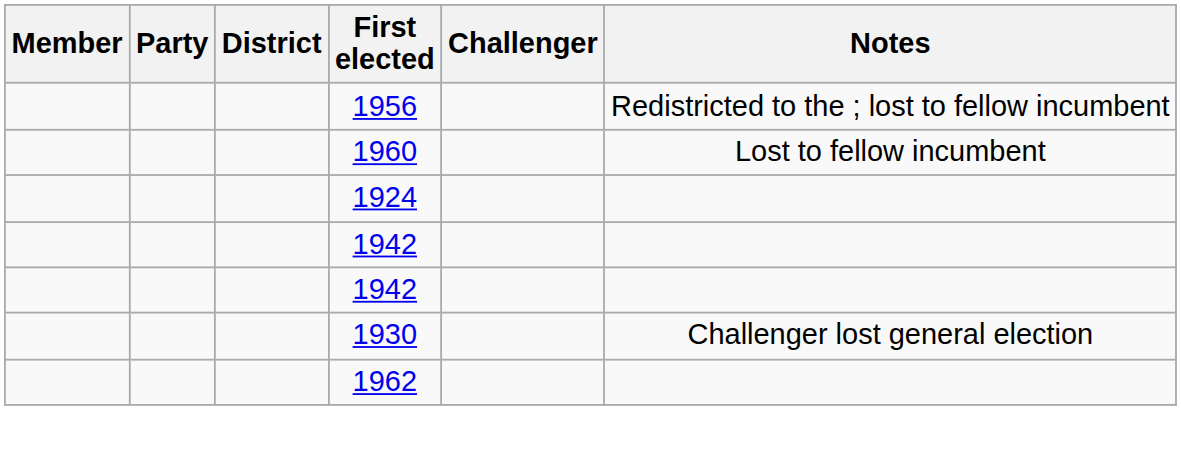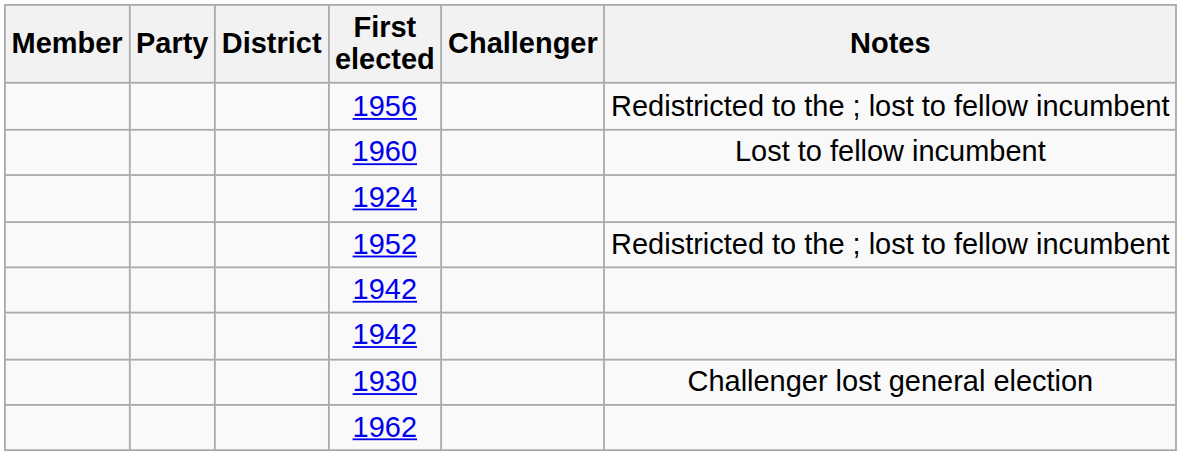+ row: (67, 244)
